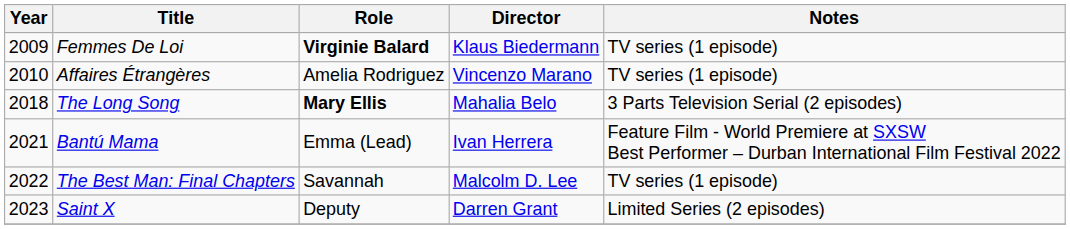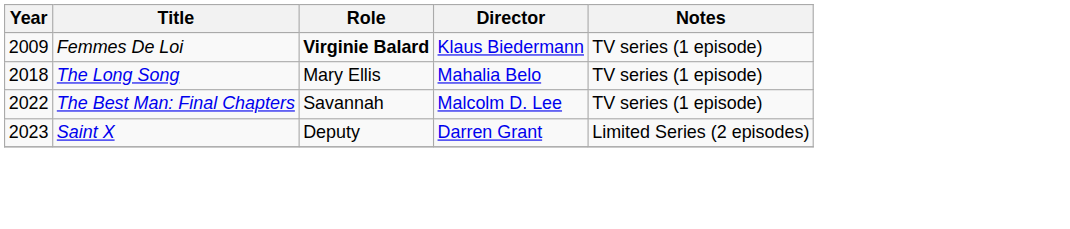- row: (134, 75)
(345, 103) bold -> (342, 75) normal
(755, 103) 3 Parts Television Serial (2 episodes) -> (677, 75) TV series (1 episode)
- row: (108, 142)
